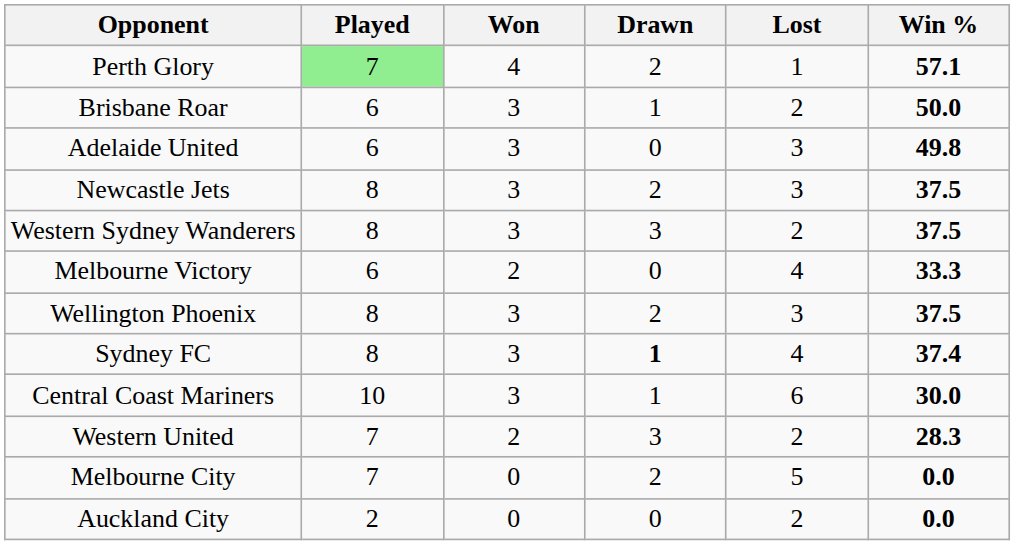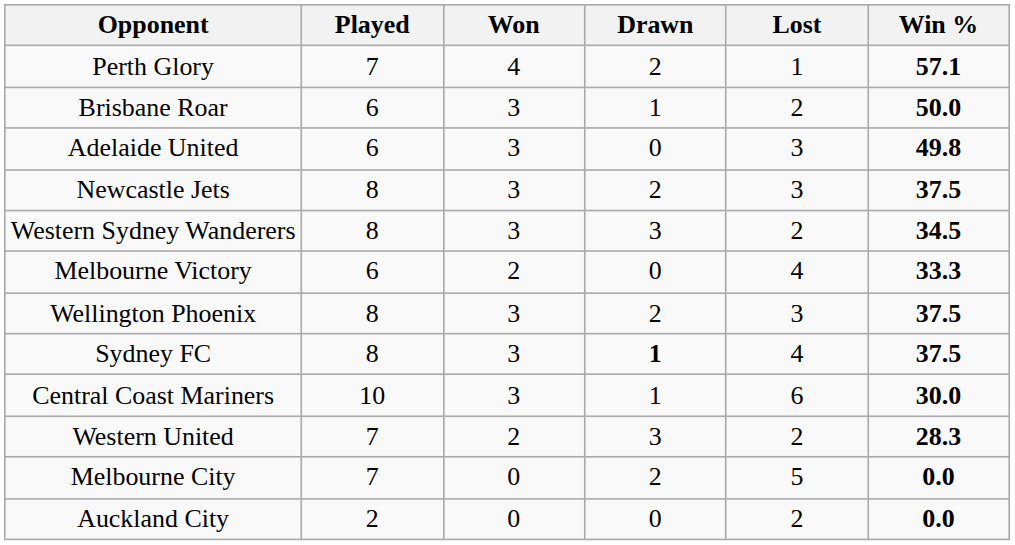(372, 66) lightgreen background -> (372, 66) no background
(938, 230) 37.5 -> (938, 230) 34.5
(938, 353) 37.4 -> (938, 353) 37.5
